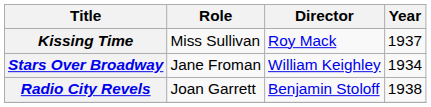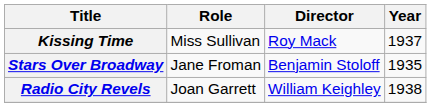(324, 65) William Keighley -> (324, 65) Benjamin Stoloff
(405, 65) 1934 -> (405, 65) 1935
(324, 89) Benjamin Stoloff -> (324, 89) William Keighley
